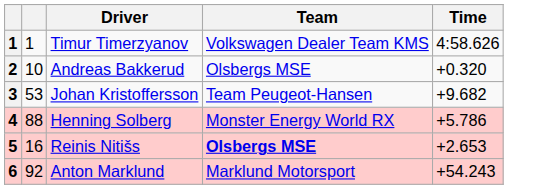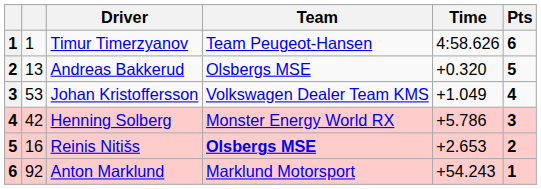+ column: (520, 18)
(317, 43) Volkswagen Dealer Team KMS -> (289, 43) Team Peugeot-Hansen
(34, 69) 10 -> (34, 69) 13
(289, 95) Team Peugeot-Hansen -> (317, 95) Volkswagen Dealer Team KMS
(461, 95) +9.682 -> (461, 95) +1.049
(34, 121) 88 -> (34, 121) 42
